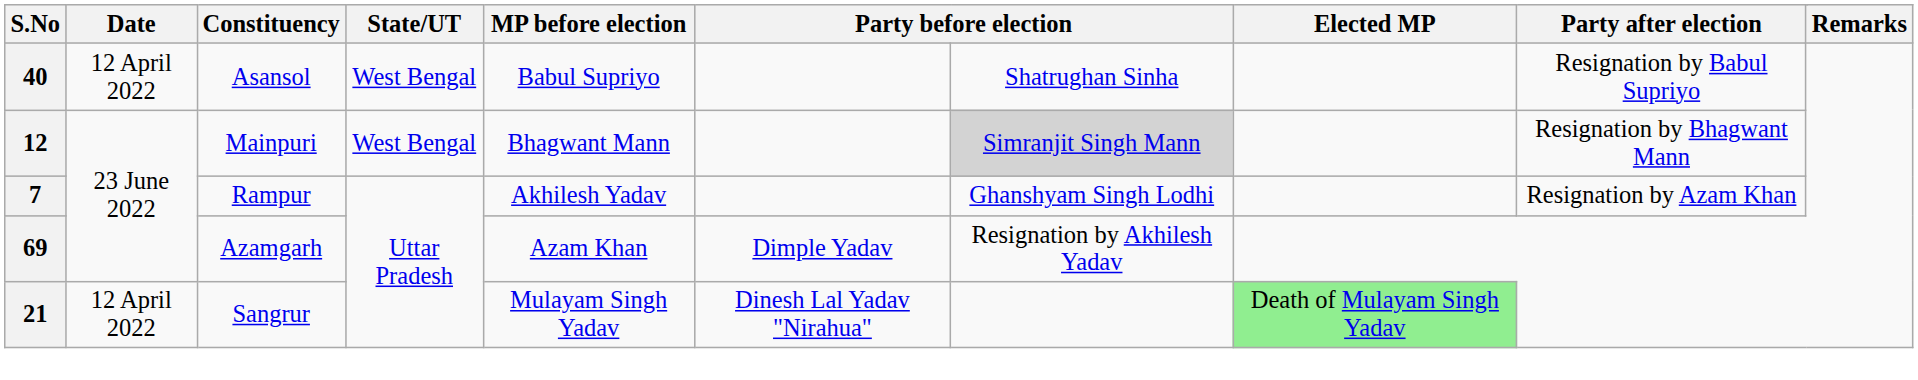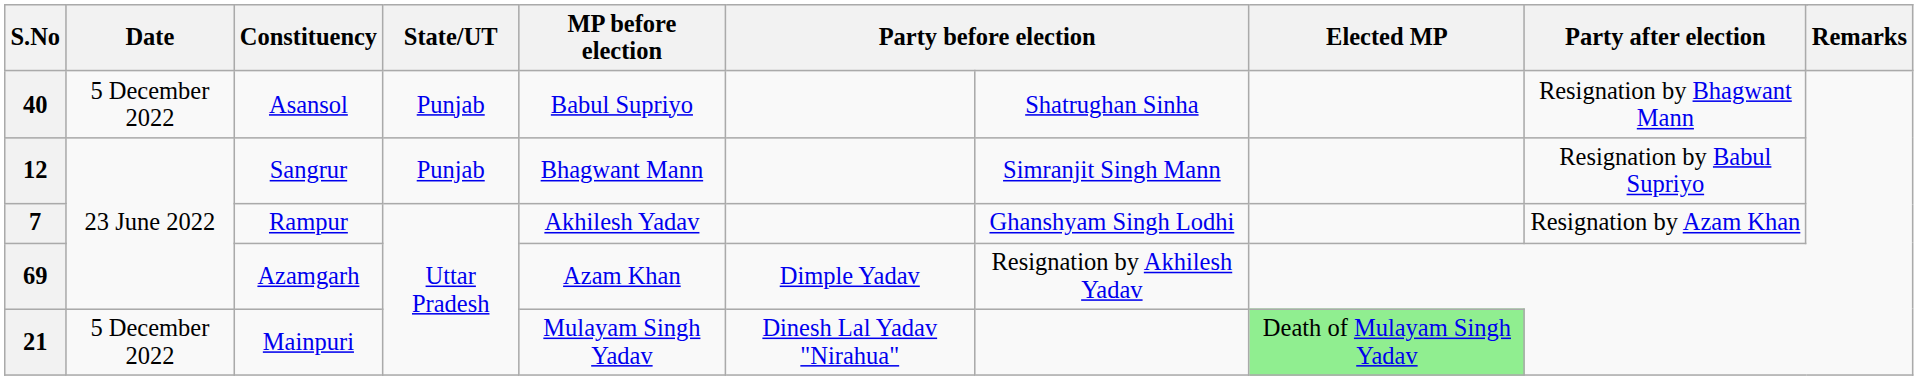(131, 76) 12 April 2022 -> (150, 104) 5 December 2022
(414, 76) West Bengal -> (451, 104) Punjab
(1661, 76) Resignation by Babul Supriyo -> (1665, 104) Resignation by Bhagwant Mann
(271, 142) Mainpuri -> (308, 170) Sangrur
(414, 142) West Bengal -> (451, 170) Punjab
(1092, 142) lightgrey background -> (1112, 170) no background
(1661, 142) Resignation by Bhagwant Mann -> (1665, 170) Resignation by Babul Supriyo
(131, 314) 12 April 2022 -> (150, 341) 5 December 2022
(271, 314) Sangrur -> (308, 341) Mainpuri
